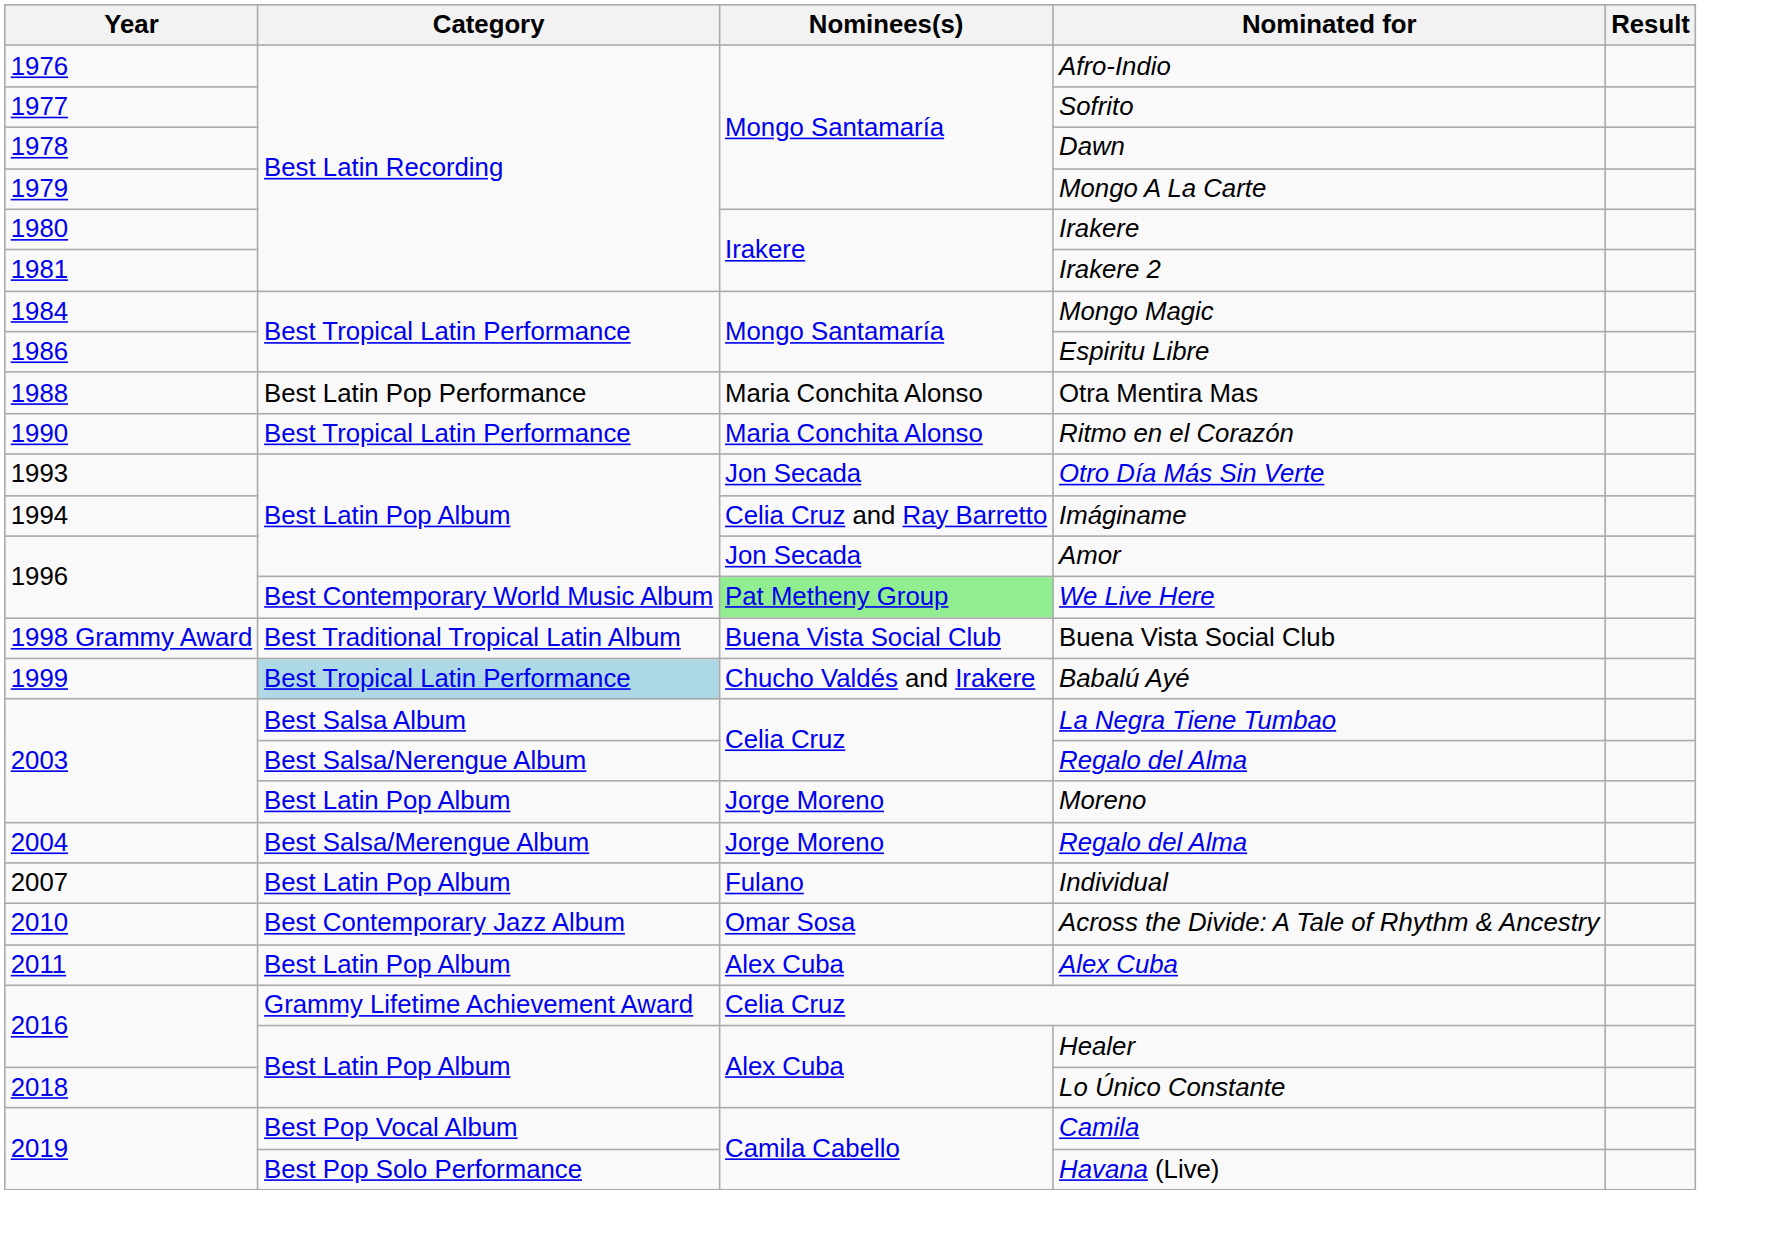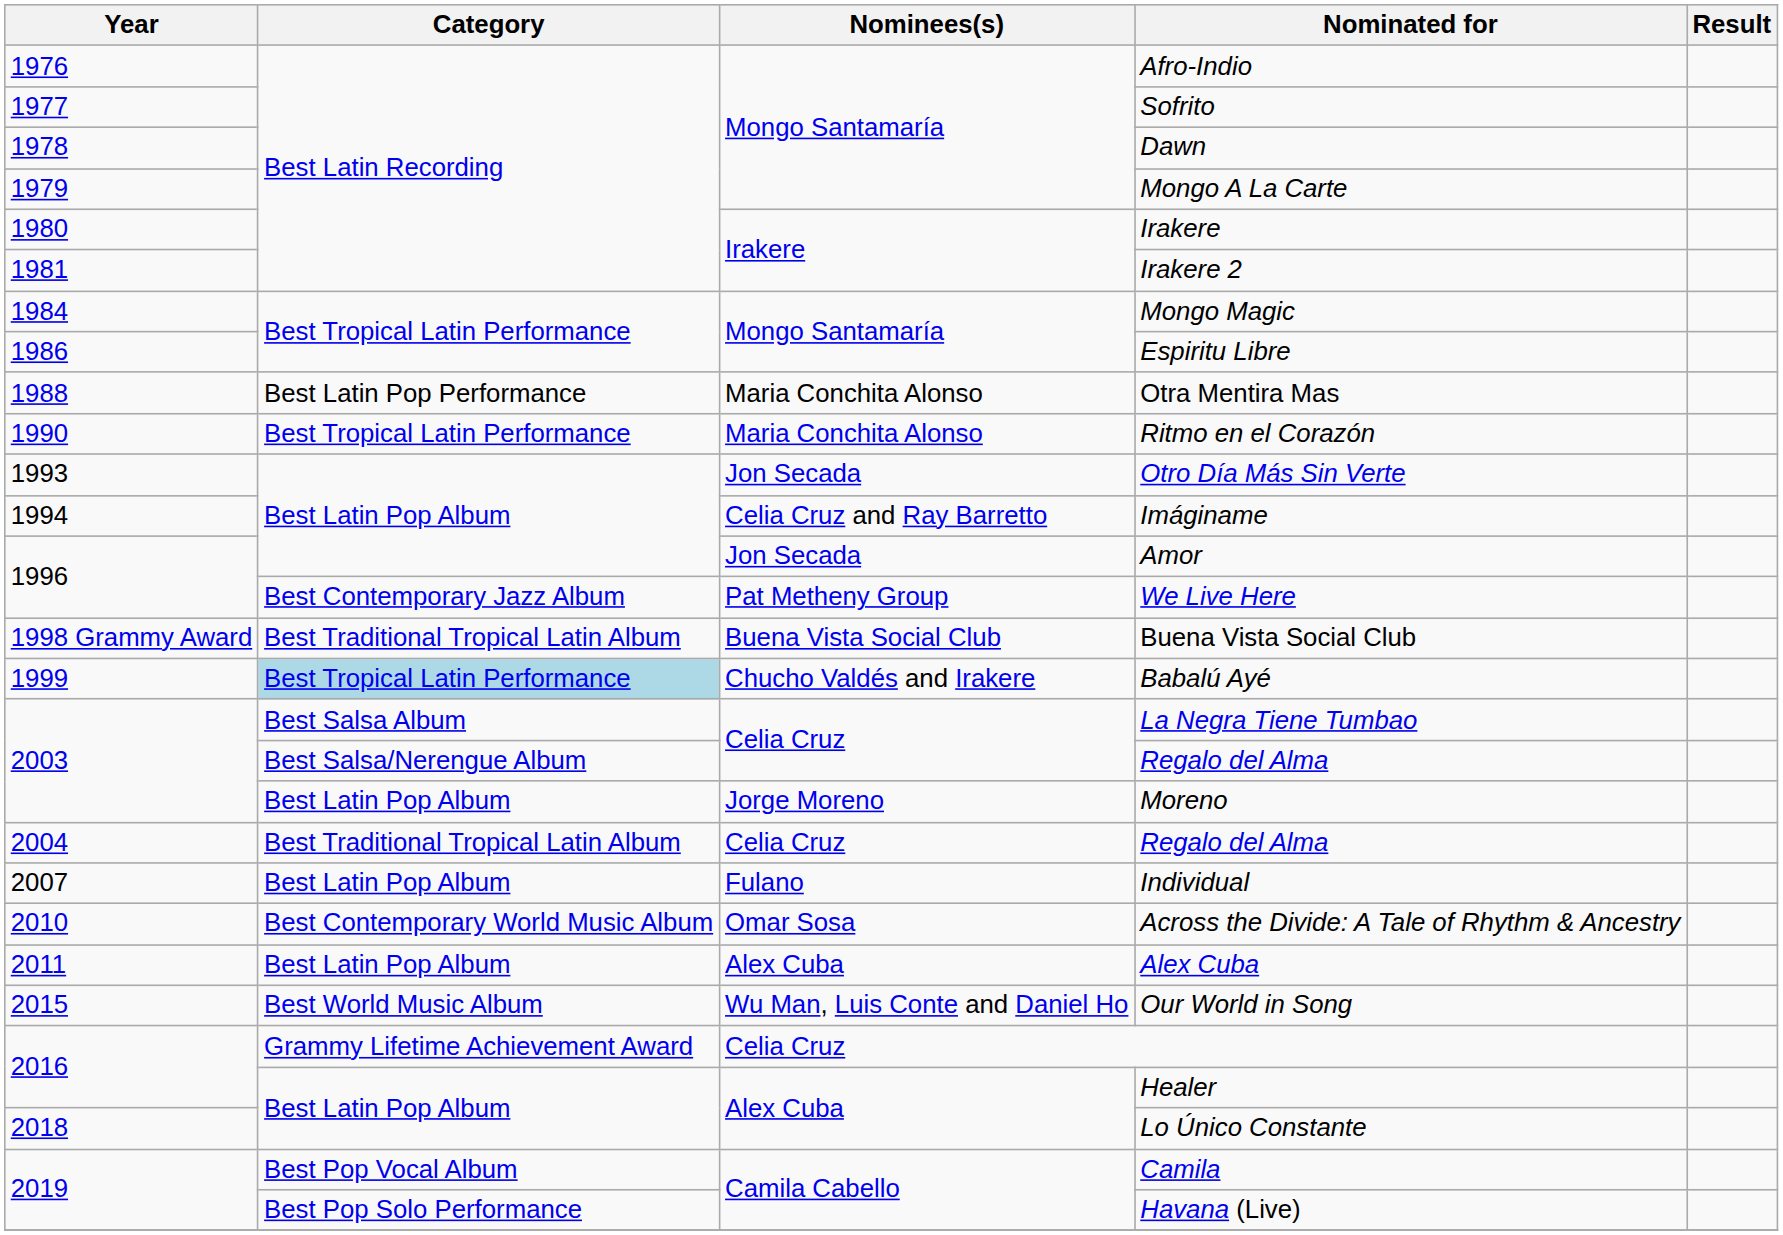(489, 596) Best Contemporary World Music Album -> (445, 596) Best Contemporary Jazz Album
(837, 596) lightgreen background -> (837, 596) no background
(427, 842) Best Salsa/Merengue Album -> (472, 842) Best Traditional Tropical Latin Album
(805, 842) Jorge Moreno -> (785, 842) Celia Cruz
(445, 923) Best Contemporary Jazz Album -> (489, 923) Best Contemporary World Music Album
+ row: (39, 1005)
